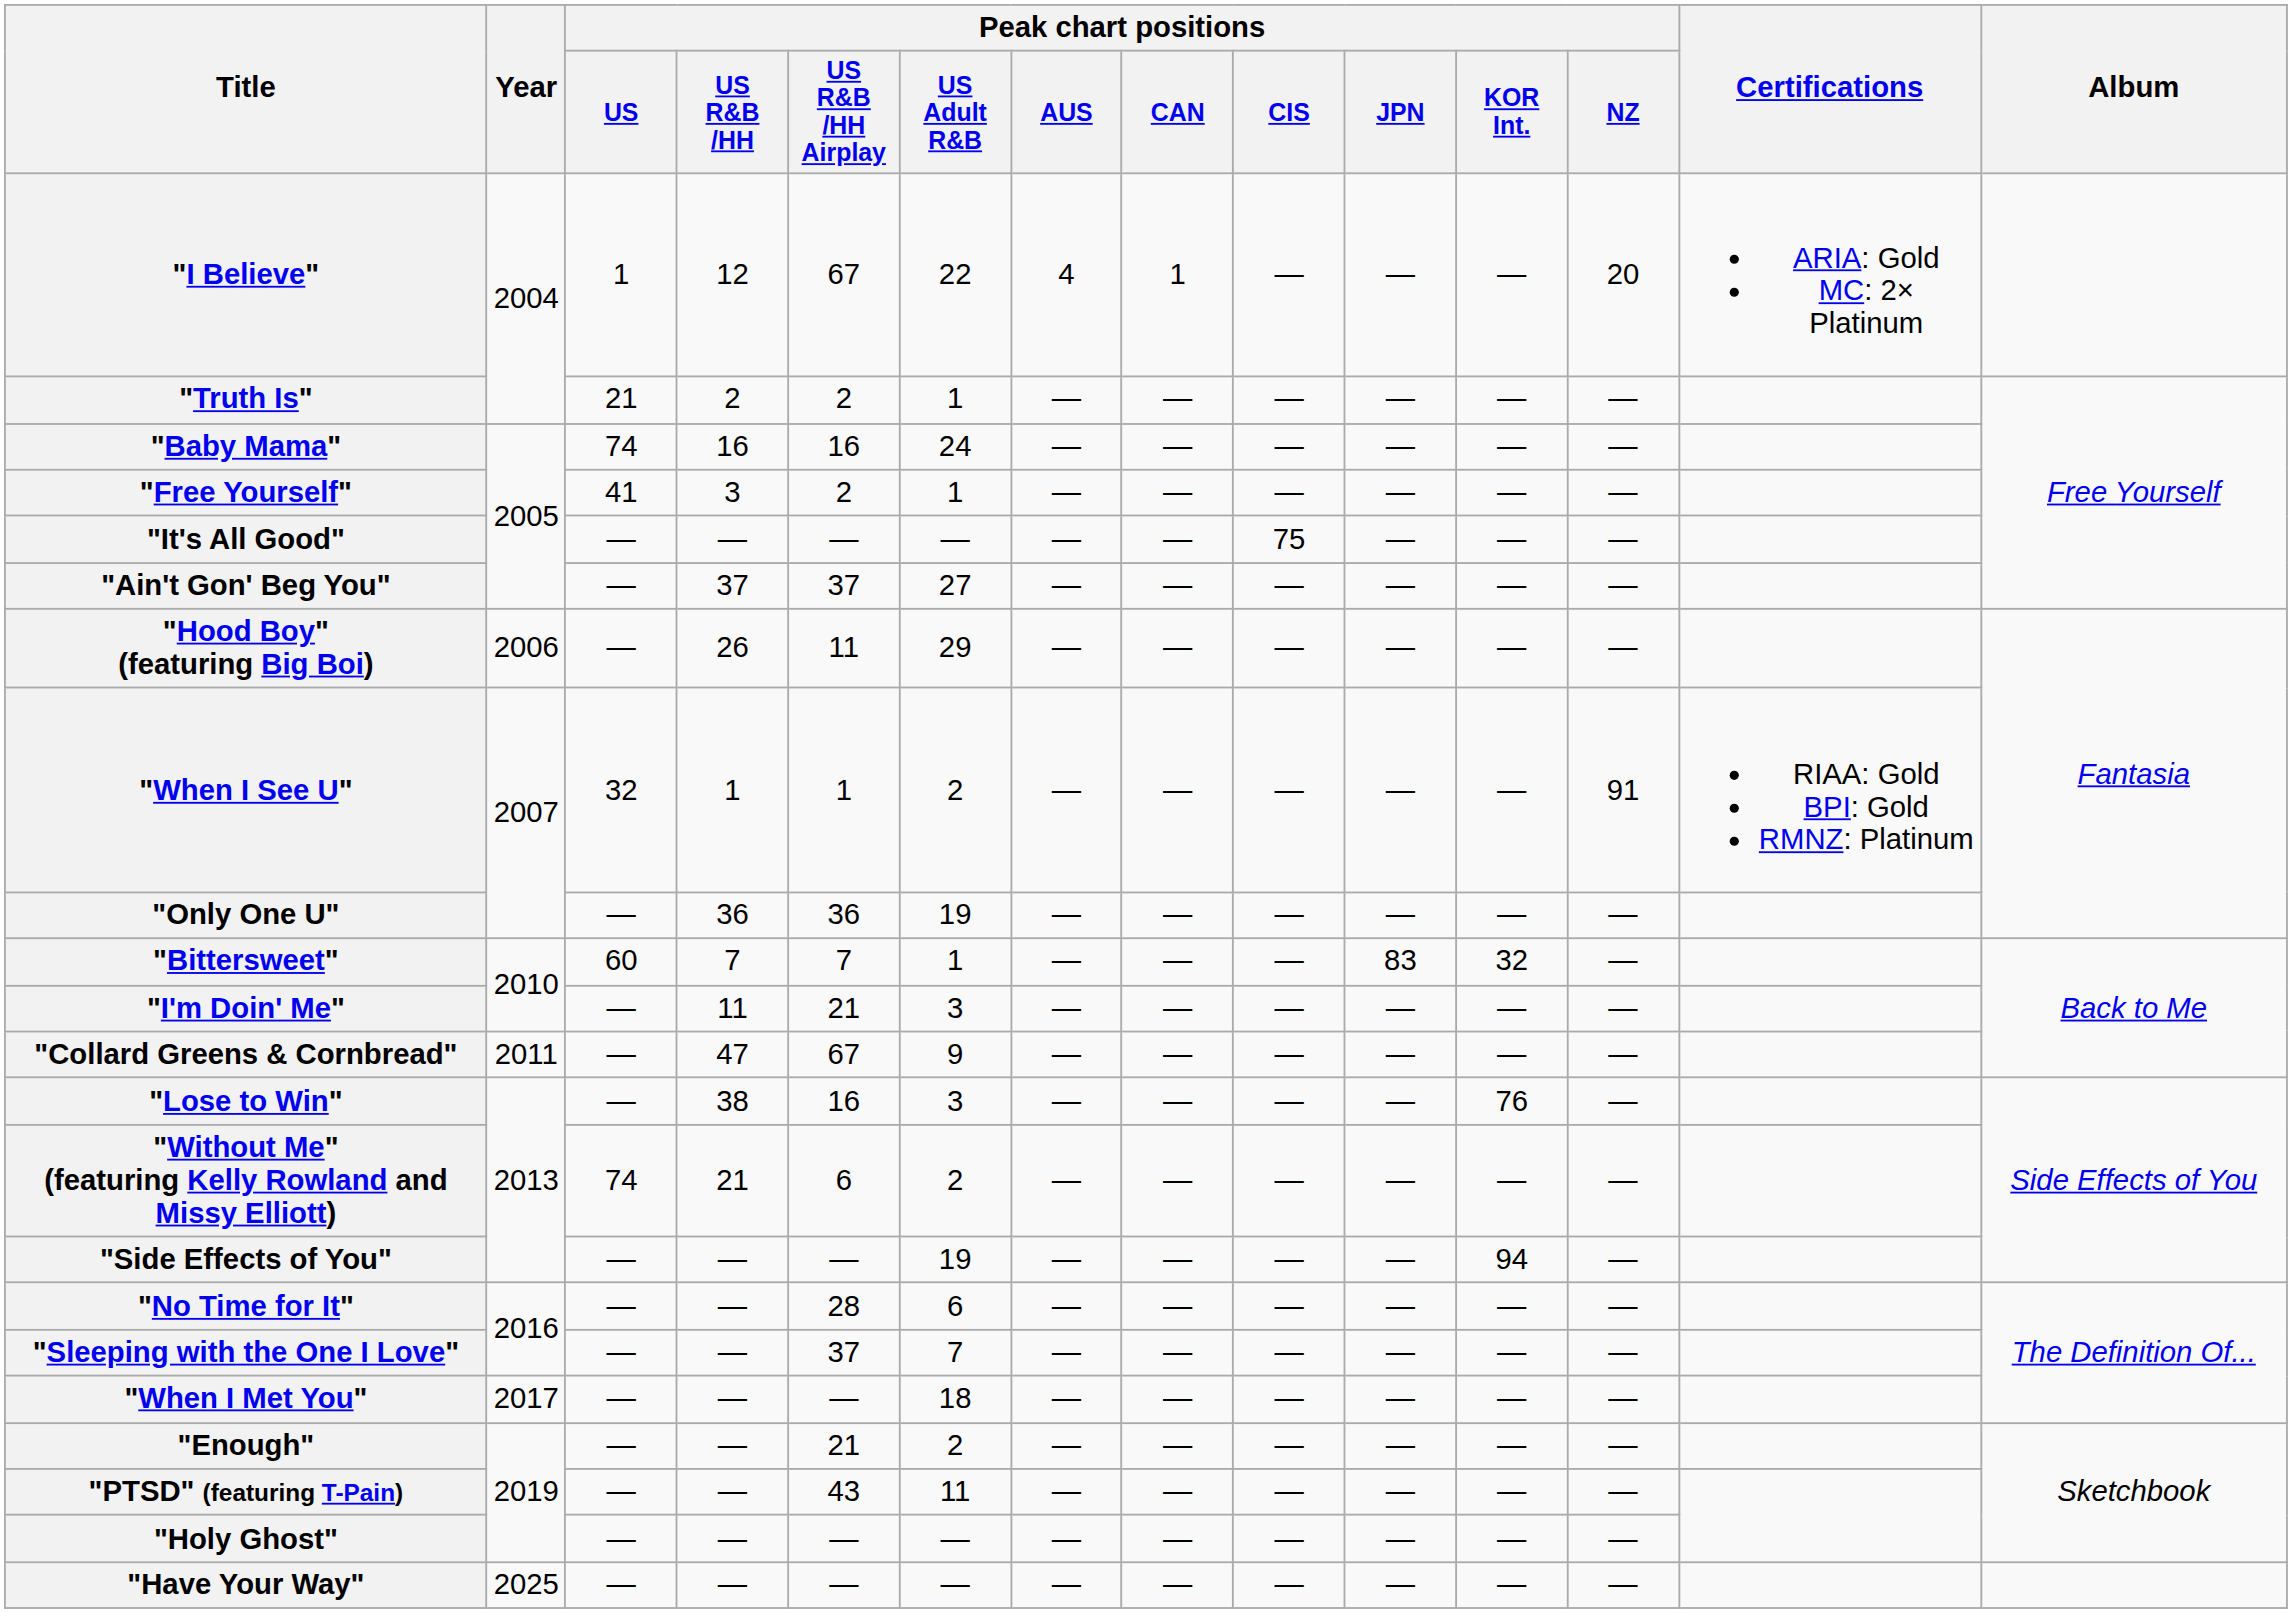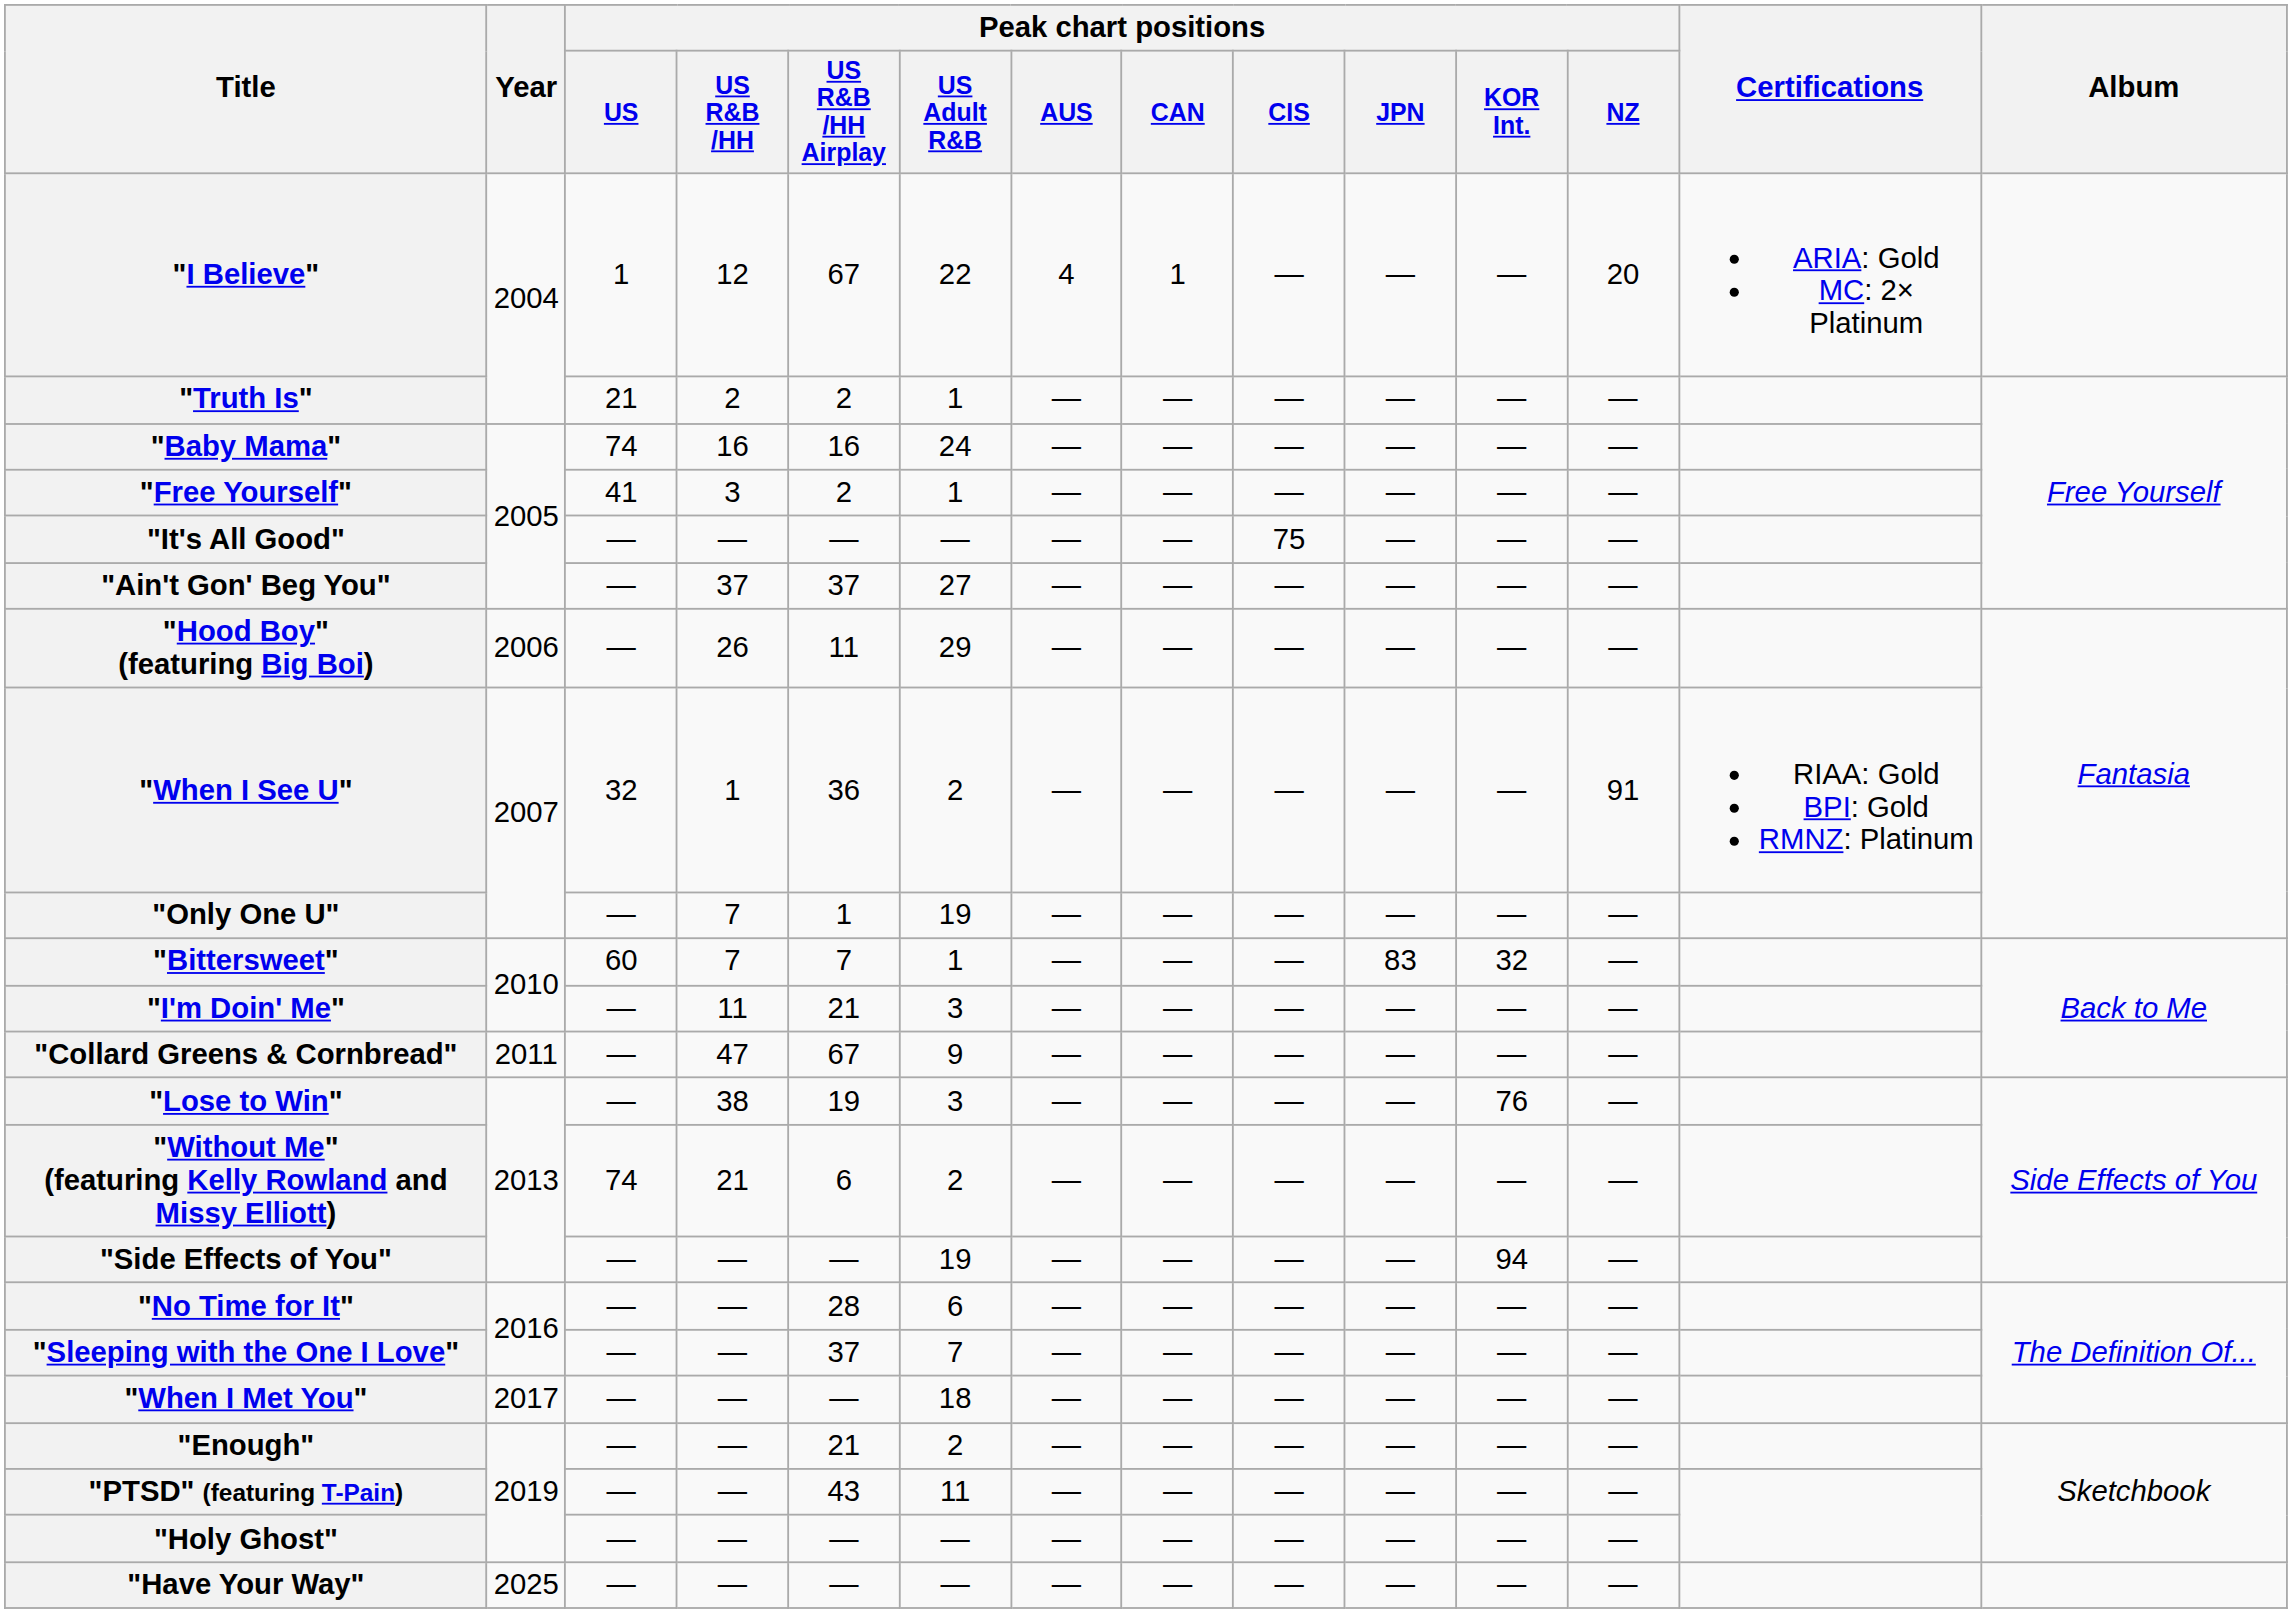(844, 789) 1 -> (844, 789) 36
(732, 914) 36 -> (732, 914) 7
(844, 914) 36 -> (844, 914) 1
(844, 1100) 16 -> (844, 1100) 19
